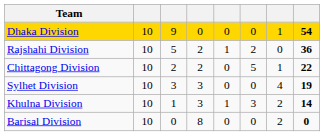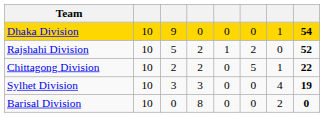(306, 49) 36 -> (306, 49) 52
- row: (45, 103)
